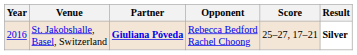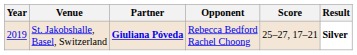(17, 35) 2016 -> (17, 35) 2019
